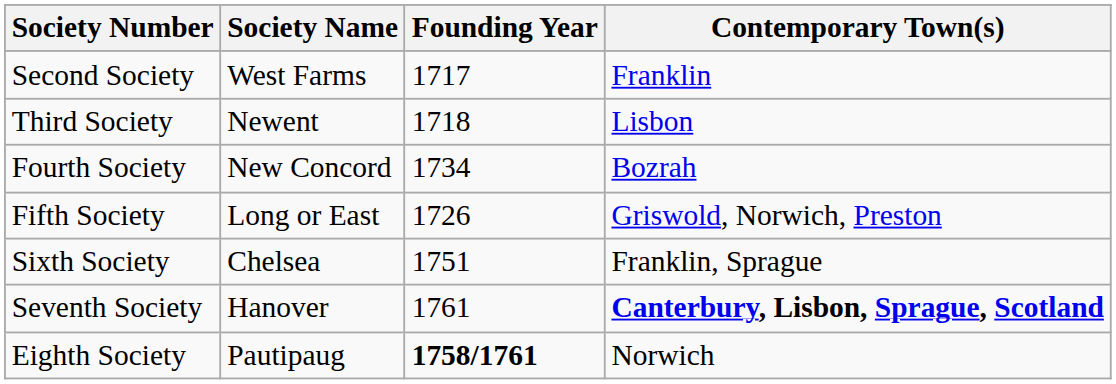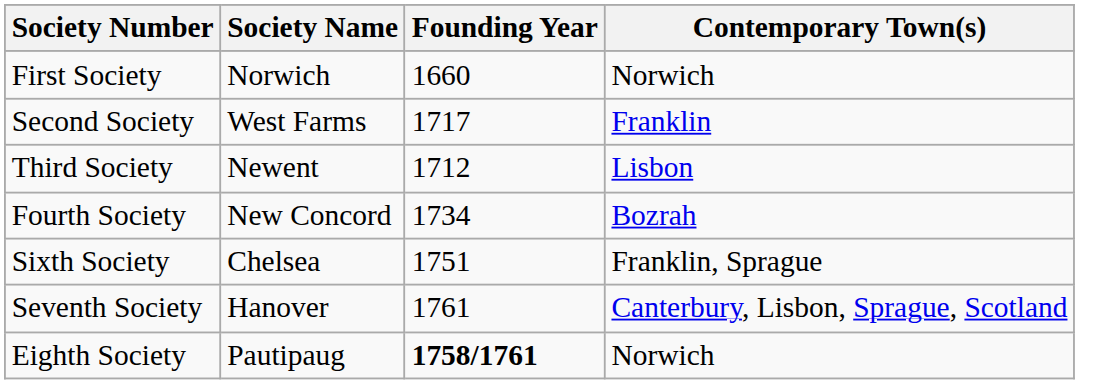+ row: (87, 74)
(441, 121) 1718 -> (441, 167) 1712
- row: (88, 214)
(858, 307) bold -> (839, 307) normal
